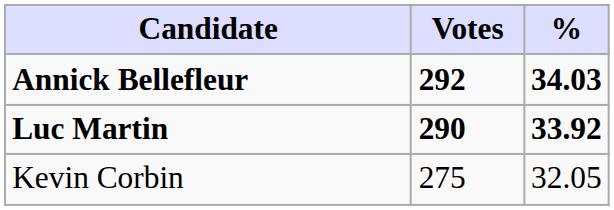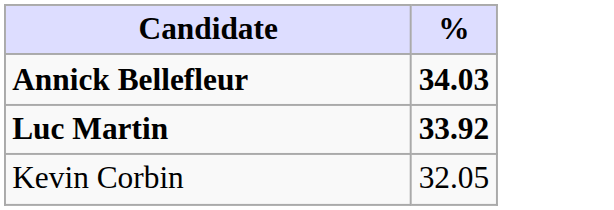- column: (468, 29)
